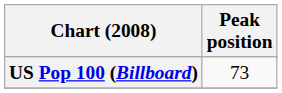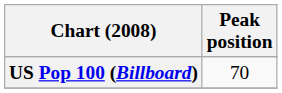(240, 72) 73 -> (240, 72) 70
